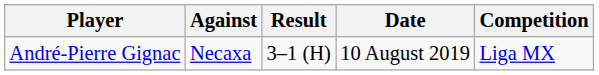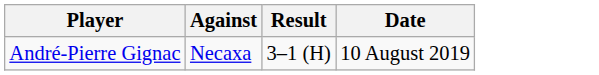- column: (534, 20)
